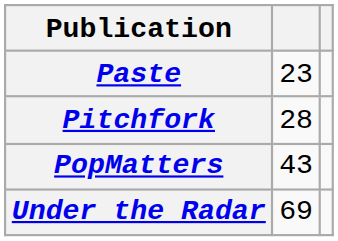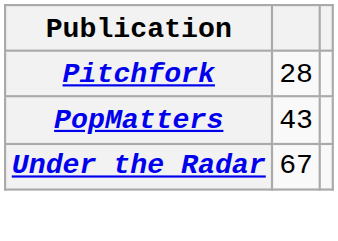- row: (139, 74)
(296, 212) 69 -> (296, 166) 67
